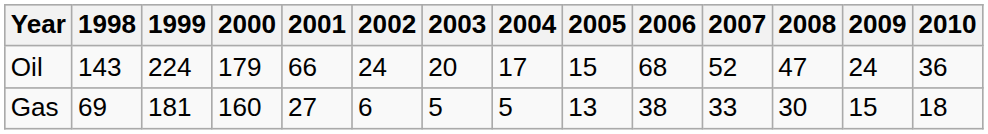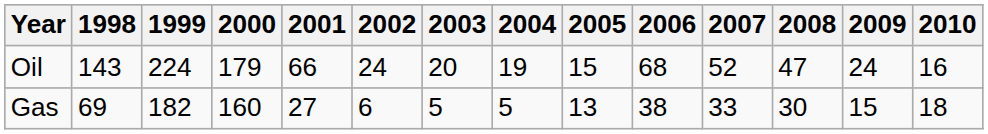(513, 66) 17 -> (513, 66) 19
(933, 66) 36 -> (933, 66) 16
(170, 107) 181 -> (170, 107) 182
